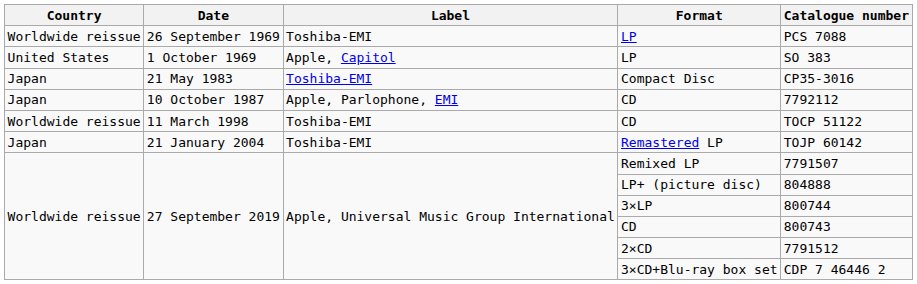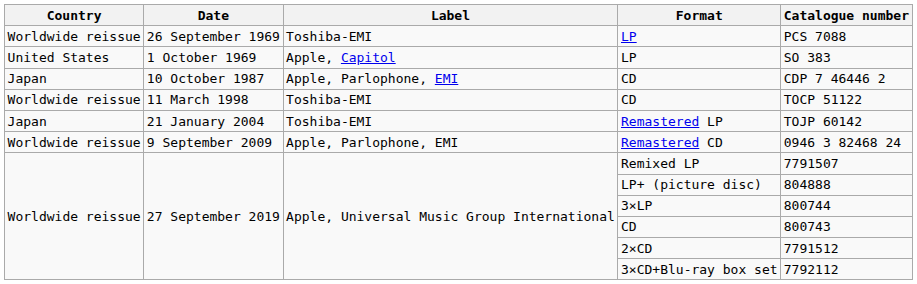- row: (190, 79)
(811, 100) 7792112 -> (835, 79) CDP 7 46446 2
+ row: (209, 142)
(835, 269) CDP 7 46446 2 -> (811, 269) 7792112
